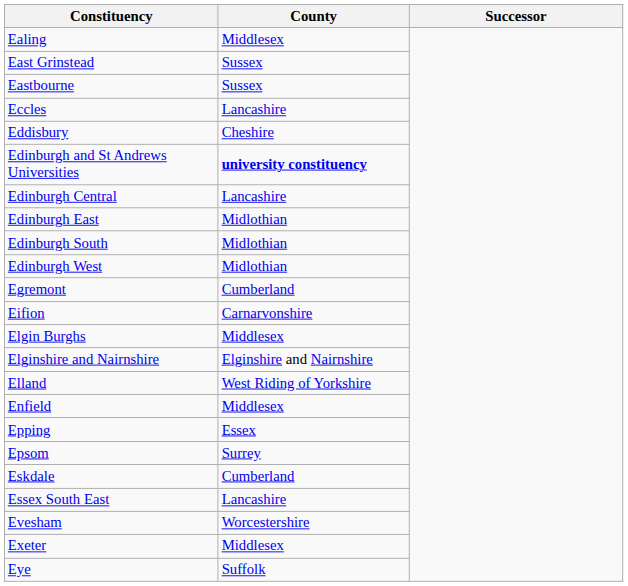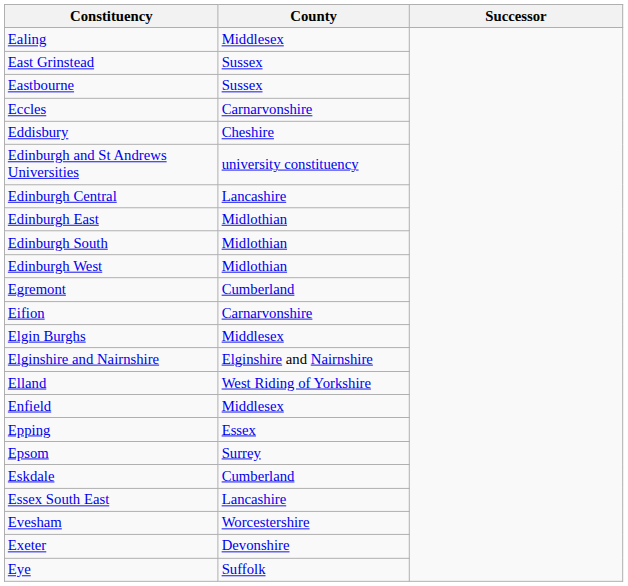(254, 109) Lancashire -> (267, 109) Carnarvonshire
(294, 164) bold -> (290, 164) normal
(253, 546) Middlesex -> (256, 546) Devonshire
